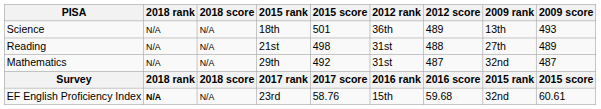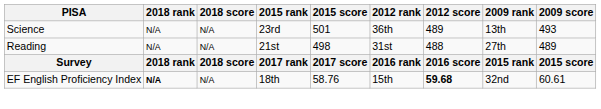(269, 29) 18th -> (270, 29) 23rd
- row: (37, 63)
(270, 96) 23rd -> (269, 79) 18th
(439, 96) normal -> (439, 79) bold
